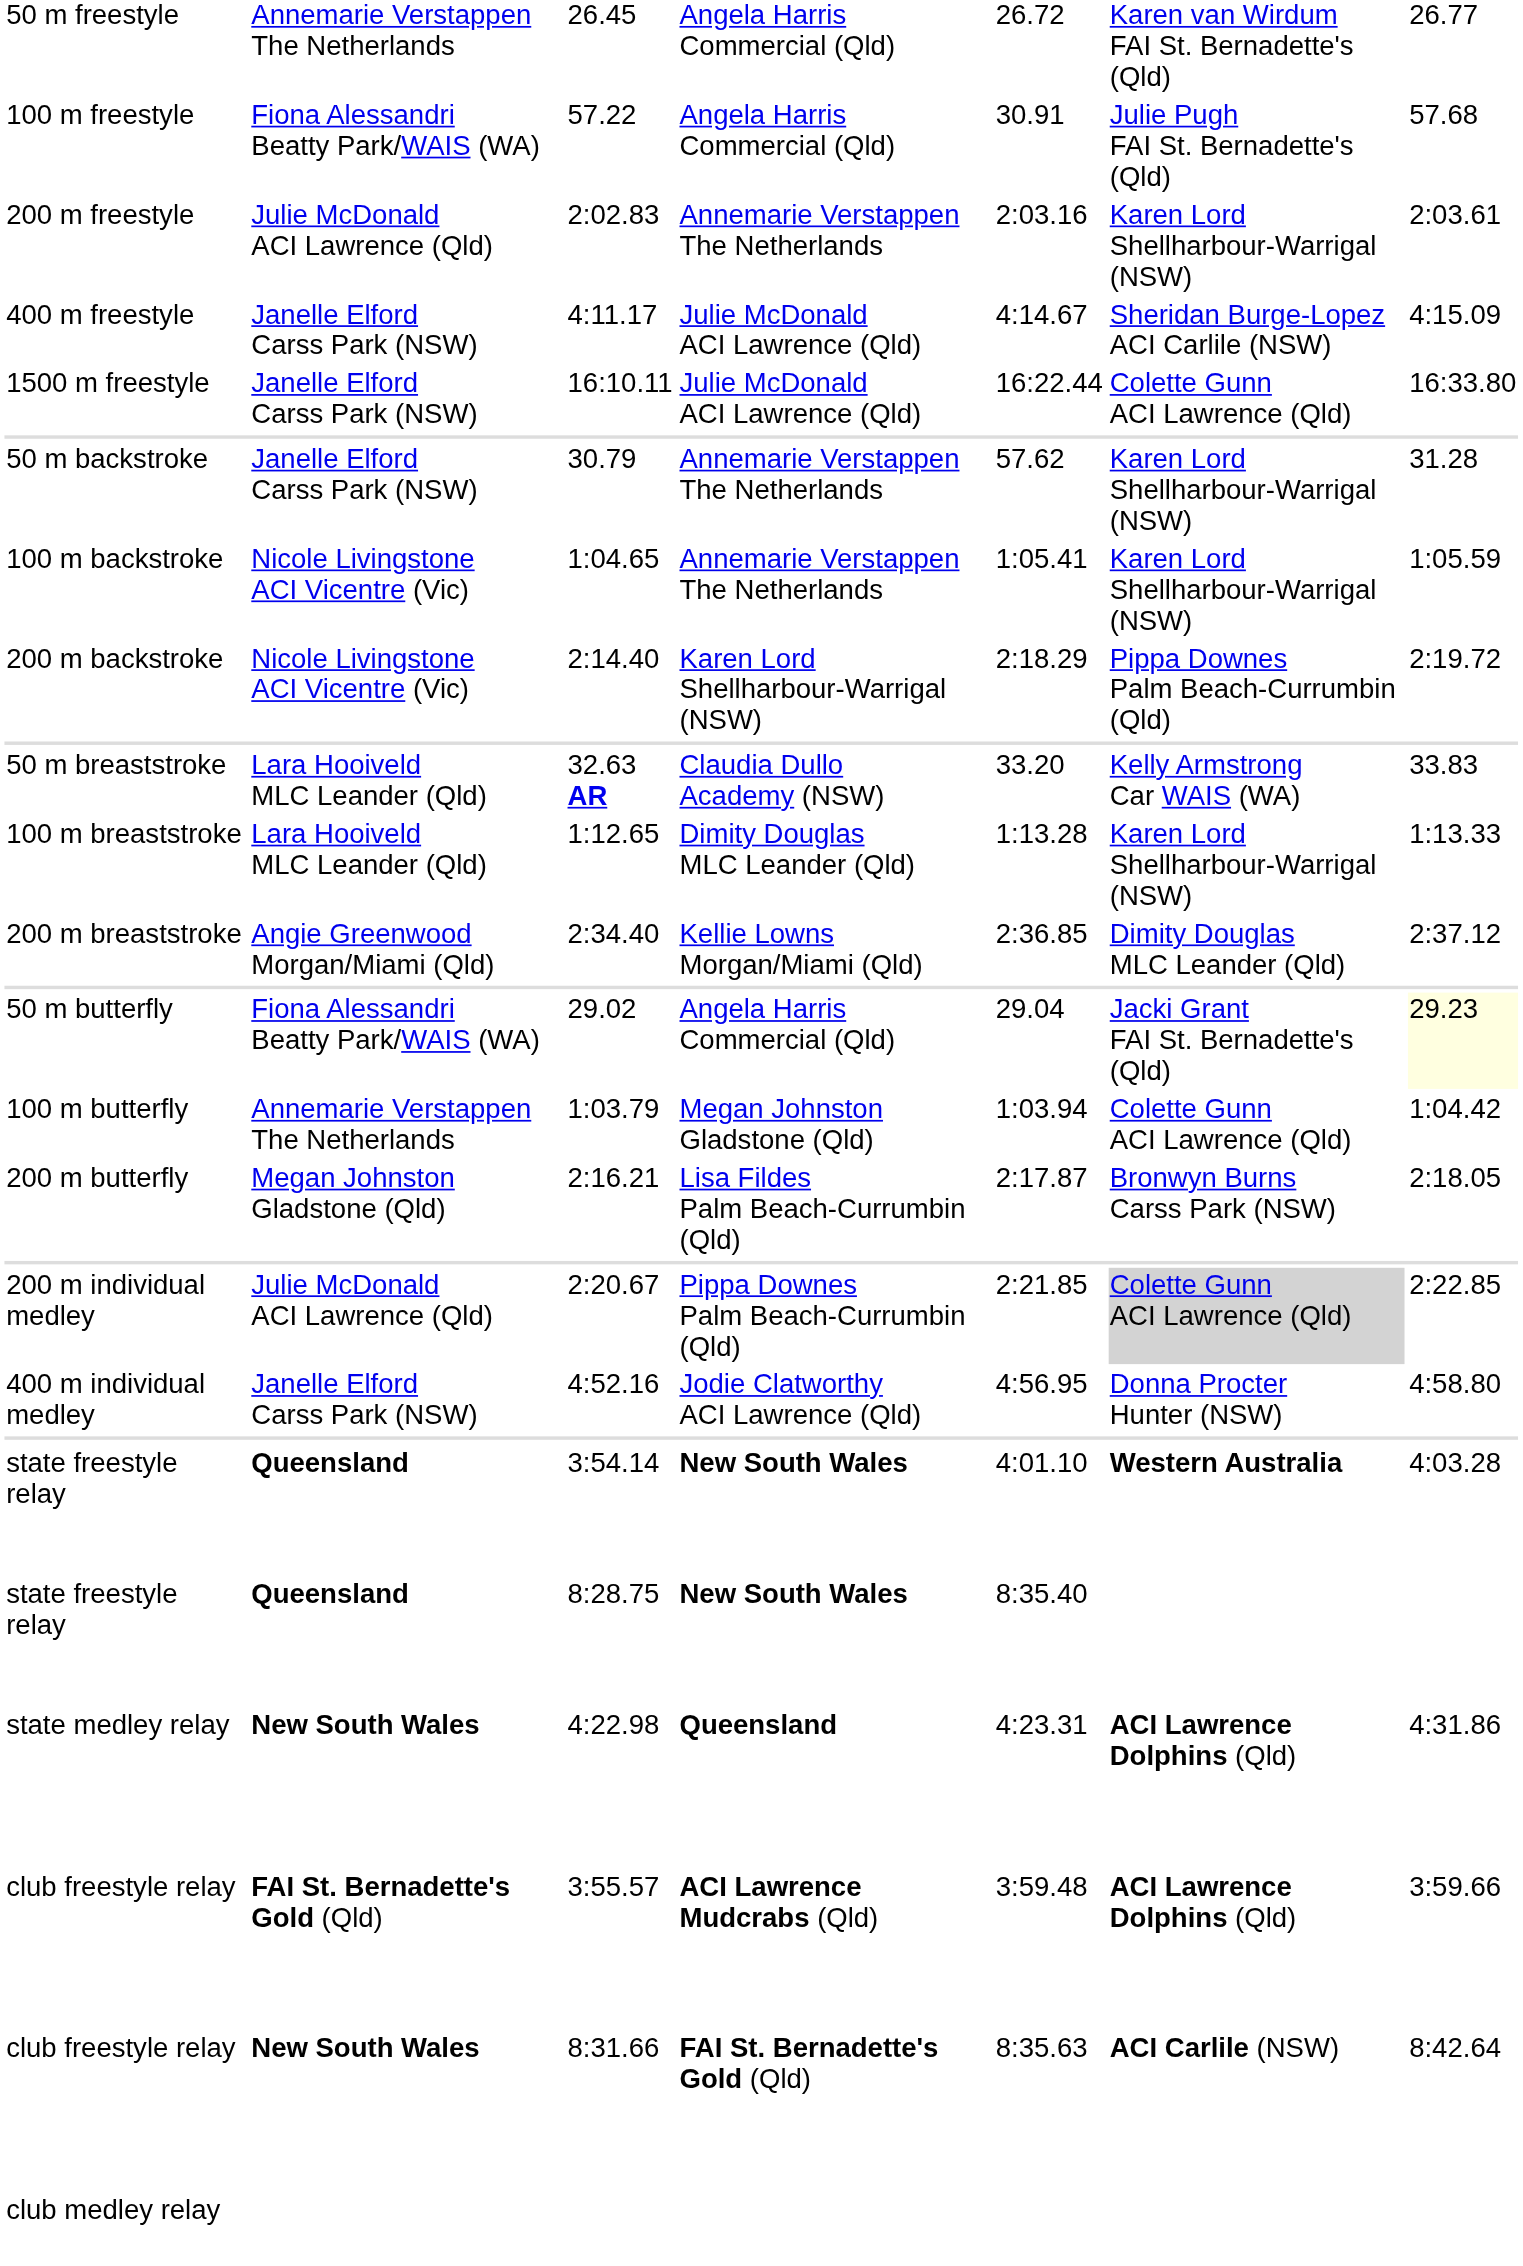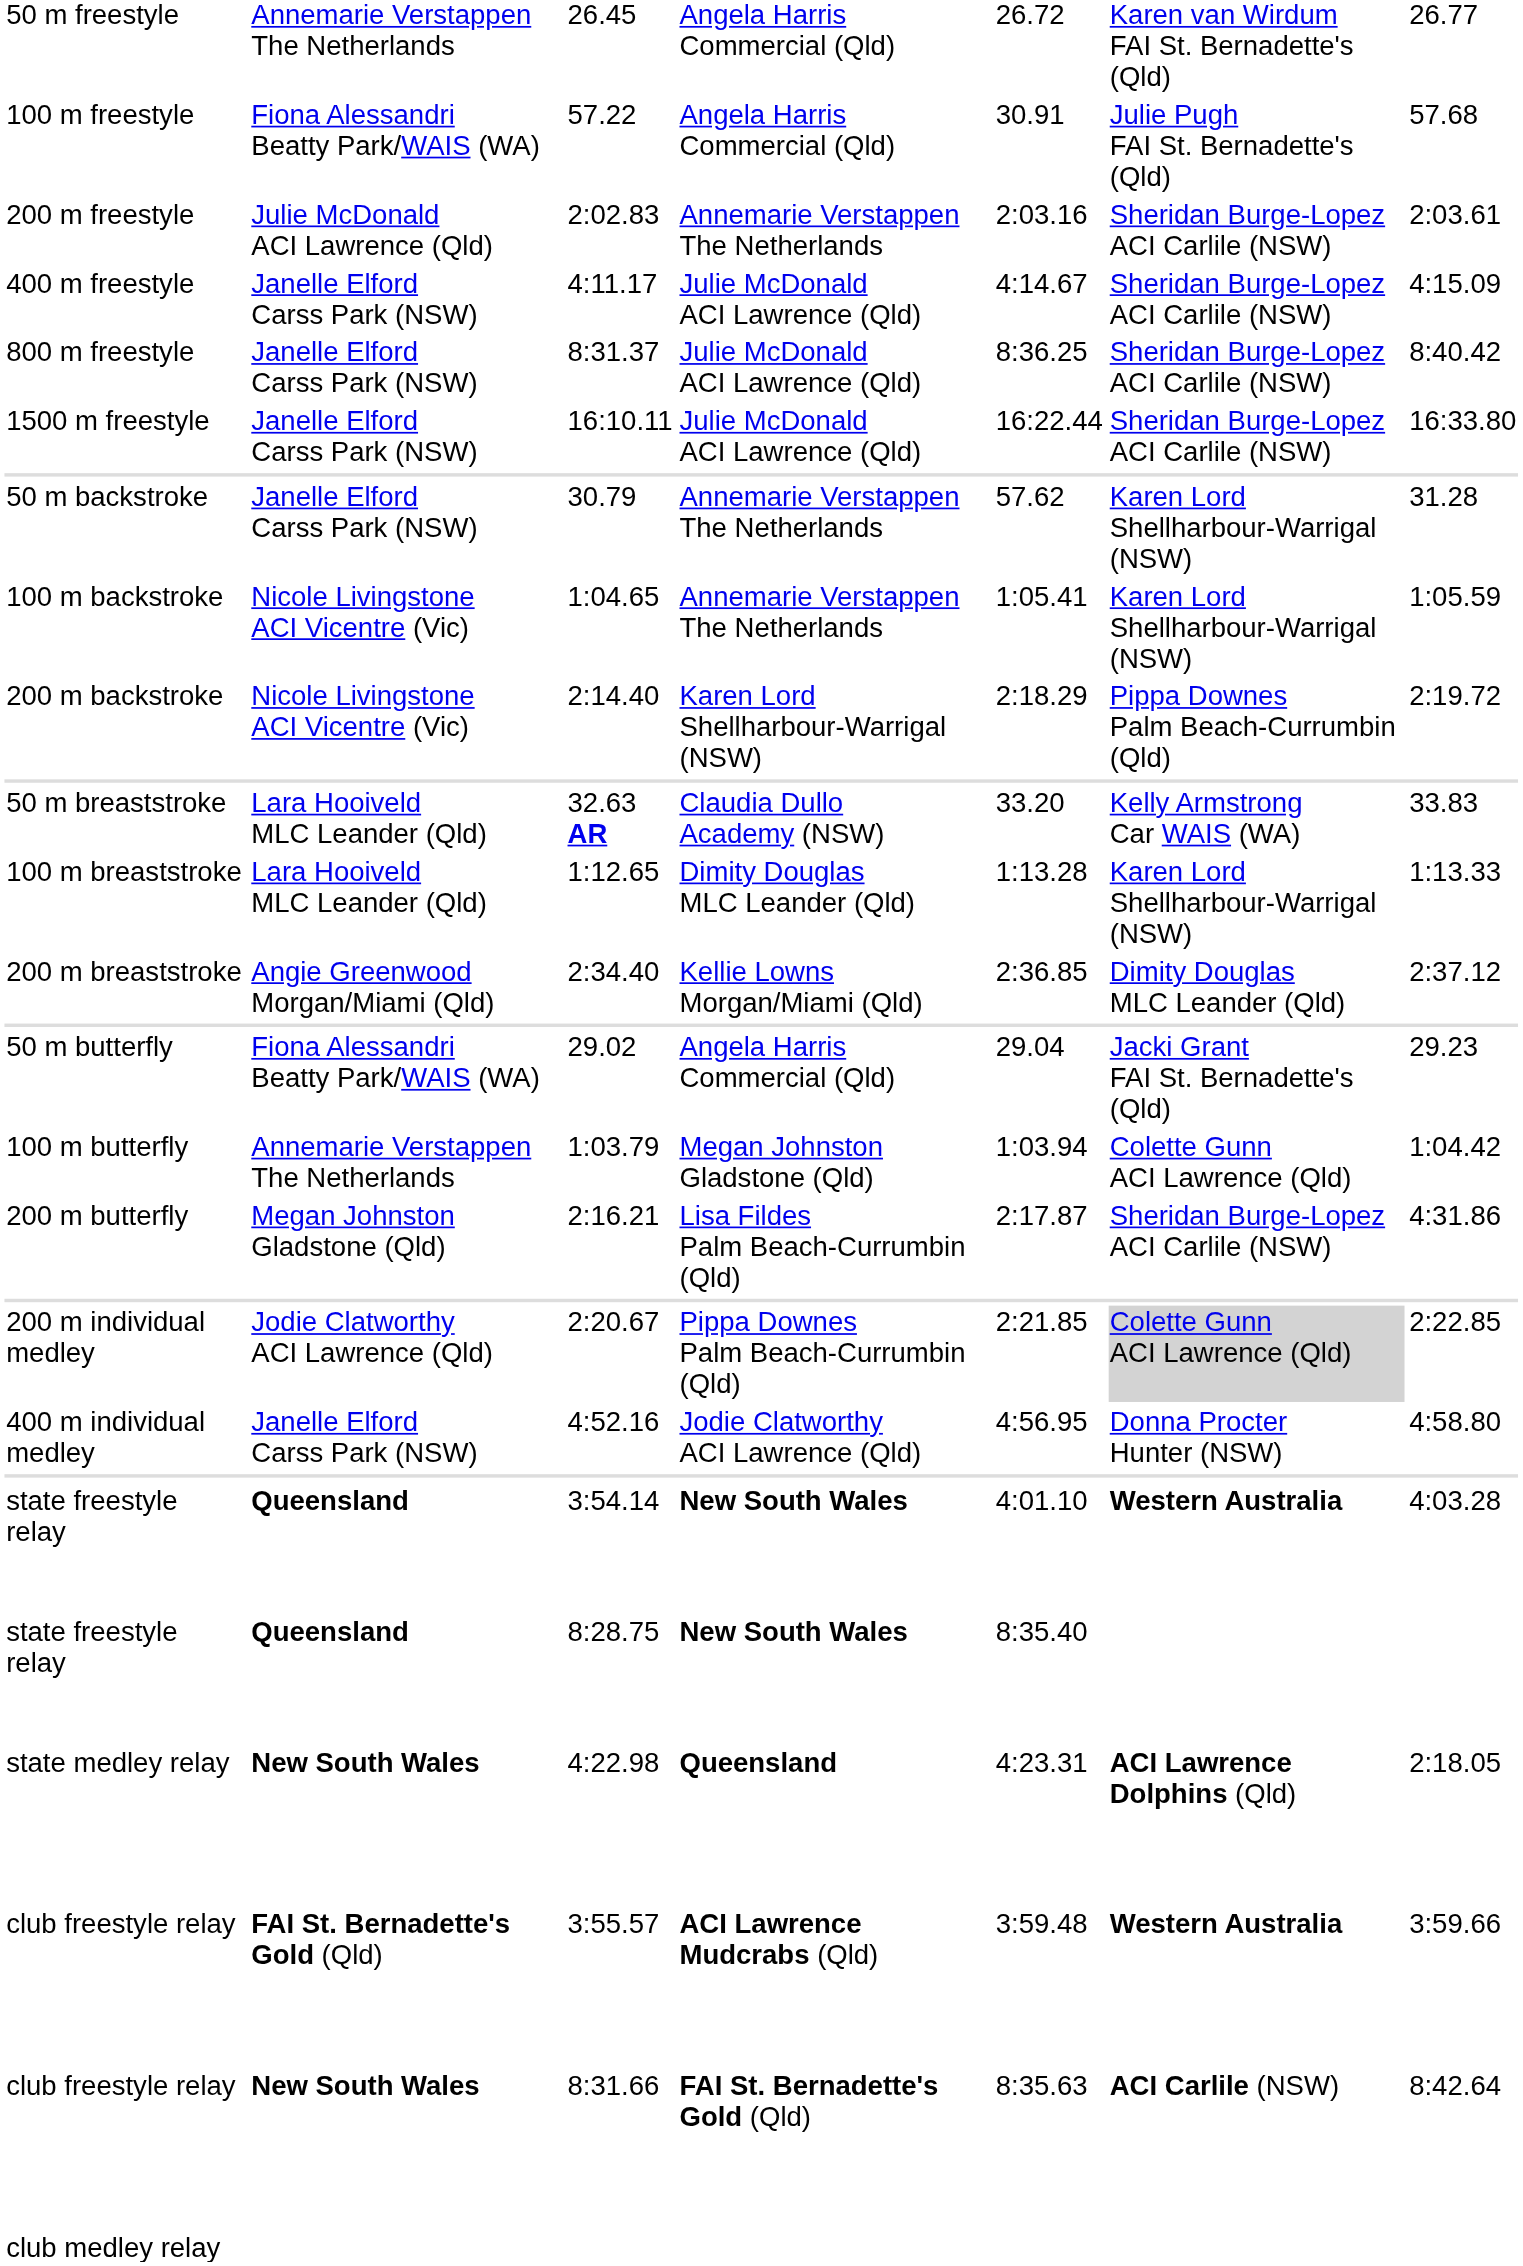(1243, 245) Karen Lord Shellharbour-Warrigal (NSW) -> (1247, 230) Sheridan Burge-Lopez ACI Carlile (NSW)
+ row: (100, 352)
(1231, 398) Colette Gunn ACI Lawrence (Qld) -> (1247, 436) Sheridan Burge-Lopez ACI Carlile (NSW)
(1444, 1009) lightyellow background -> (1444, 1047) no background
(1223, 1193) Bronwyn Burns Carss Park (NSW) -> (1247, 1231) Sheridan Burge-Lopez ACI Carlile (NSW)
(1455, 1178) 2:18.05 -> (1455, 1215) 4:31.86
(372, 1300) Julie McDonald ACI Lawrence (Qld) -> (372, 1337) Jodie Clatworthy ACI Lawrence (Qld)
(1455, 1724) 4:31.86 -> (1455, 1762) 2:18.05
(1203, 1902) ACI Lawrence Dolphins (Qld) -> (1226, 1924) Western Australia
